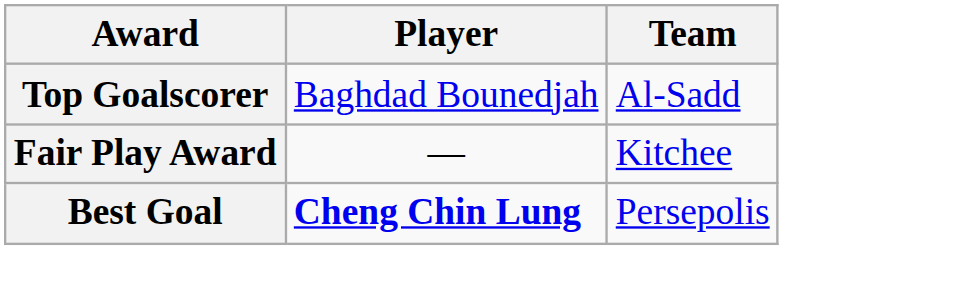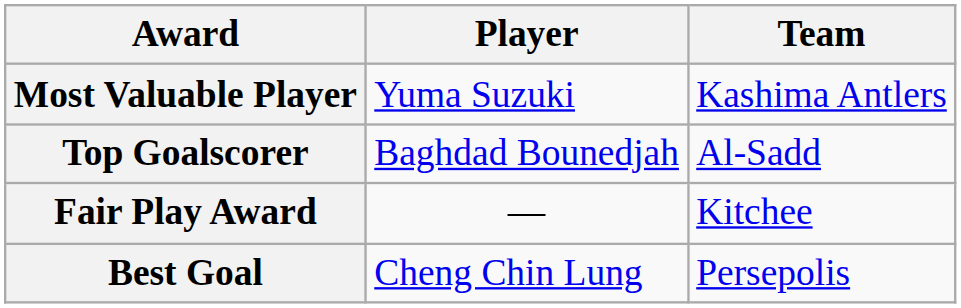+ row: (185, 93)
(437, 212) bold -> (508, 271) normal
